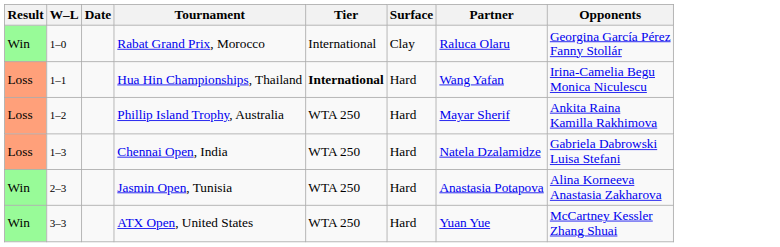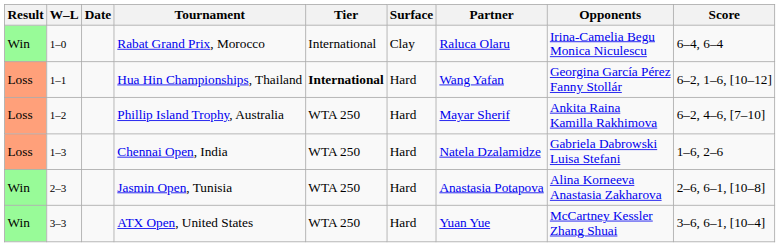+ column: (724, 15)
(610, 43) Georgina García Pérez Fanny Stollár -> (602, 43) Irina-Camelia Begu Monica Niculescu
(602, 79) Irina-Camelia Begu Monica Niculescu -> (610, 79) Georgina García Pérez Fanny Stollár
